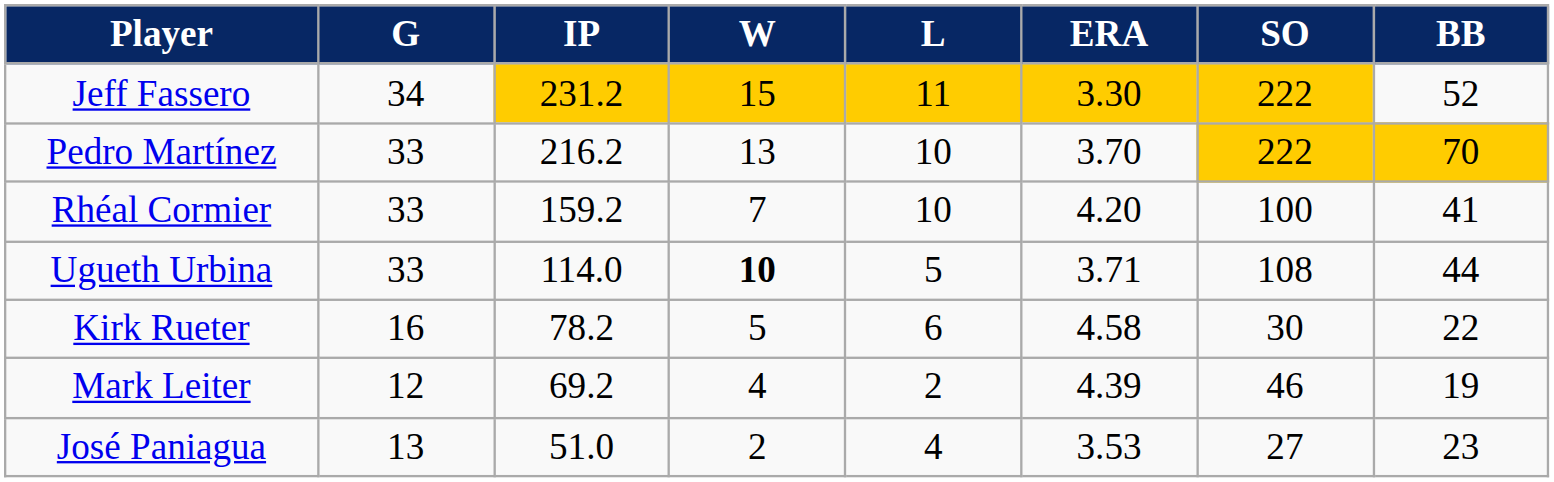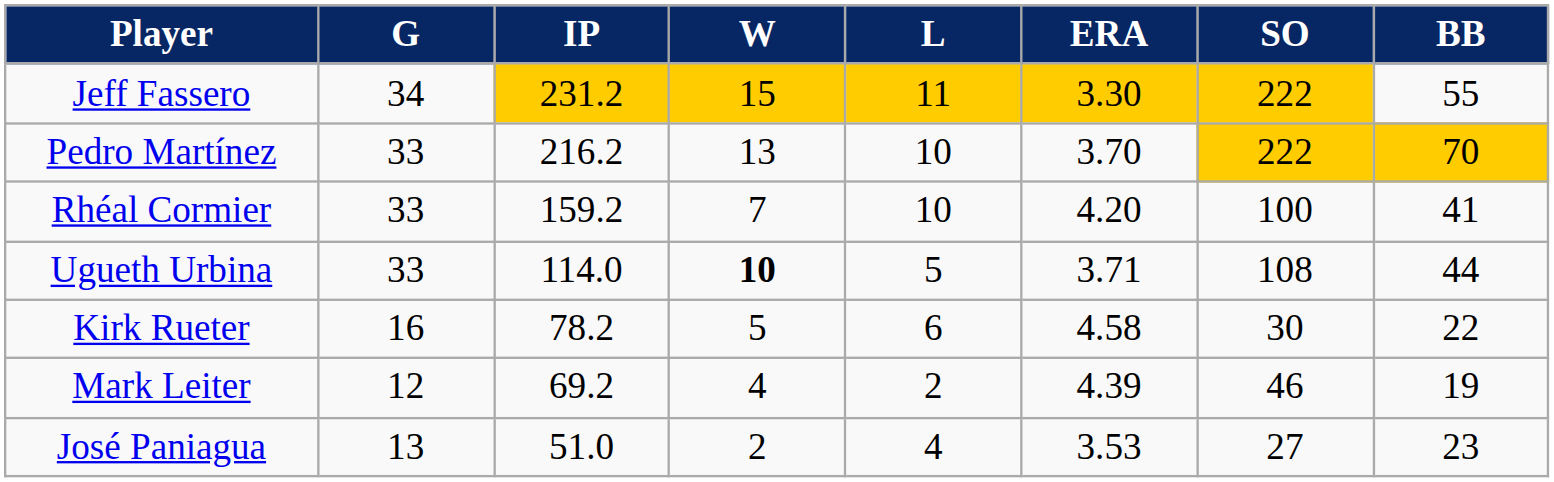(1461, 92) 52 -> (1461, 92) 55
